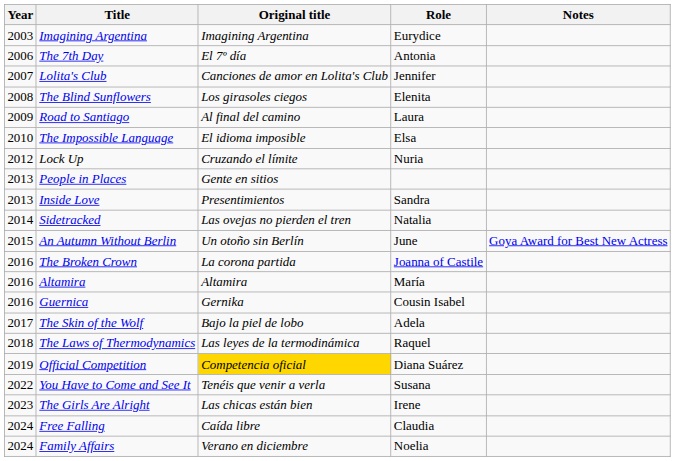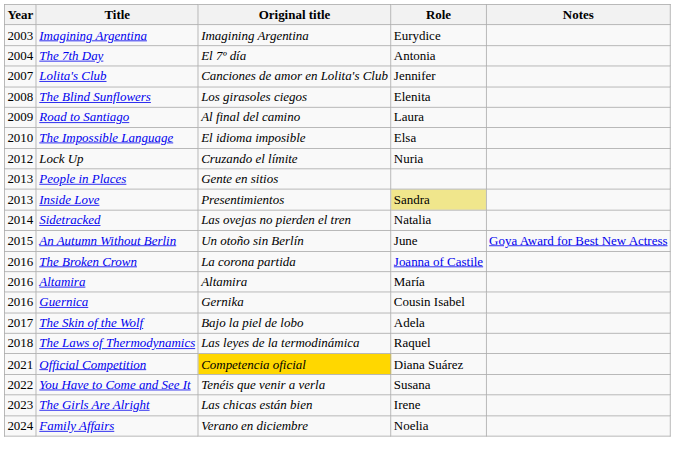(20, 55) 2006 -> (20, 55) 2004
(412, 199) no background -> (412, 199) khaki background
(20, 364) 2019 -> (20, 364) 2021
- row: (72, 425)
